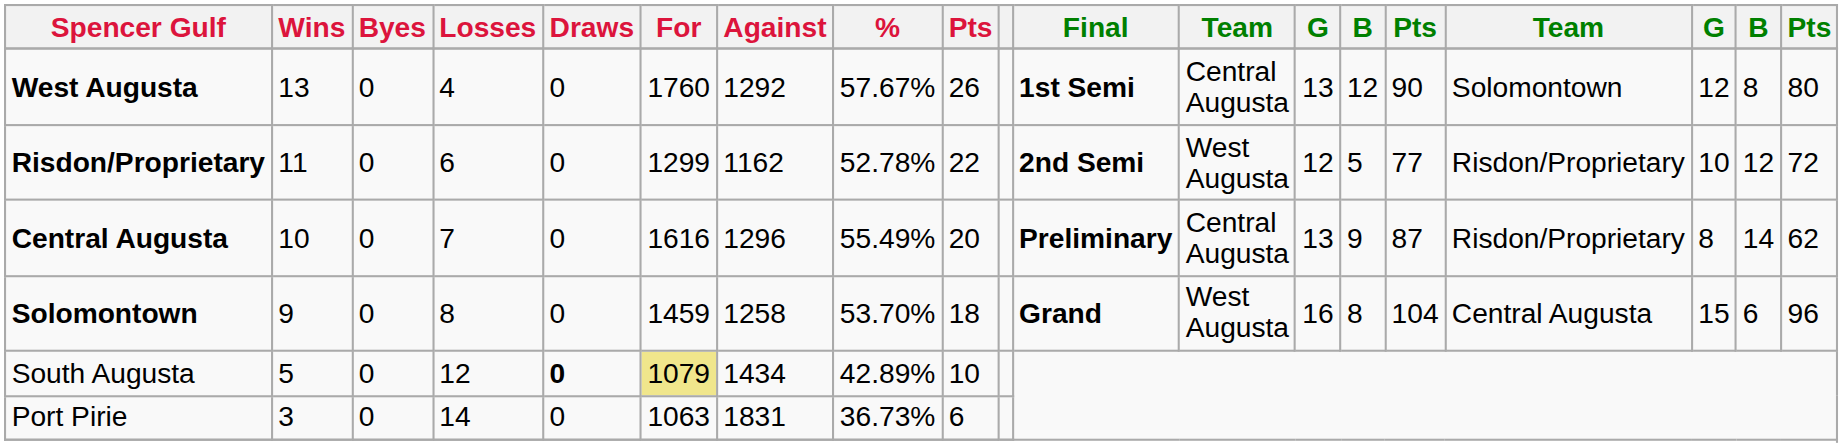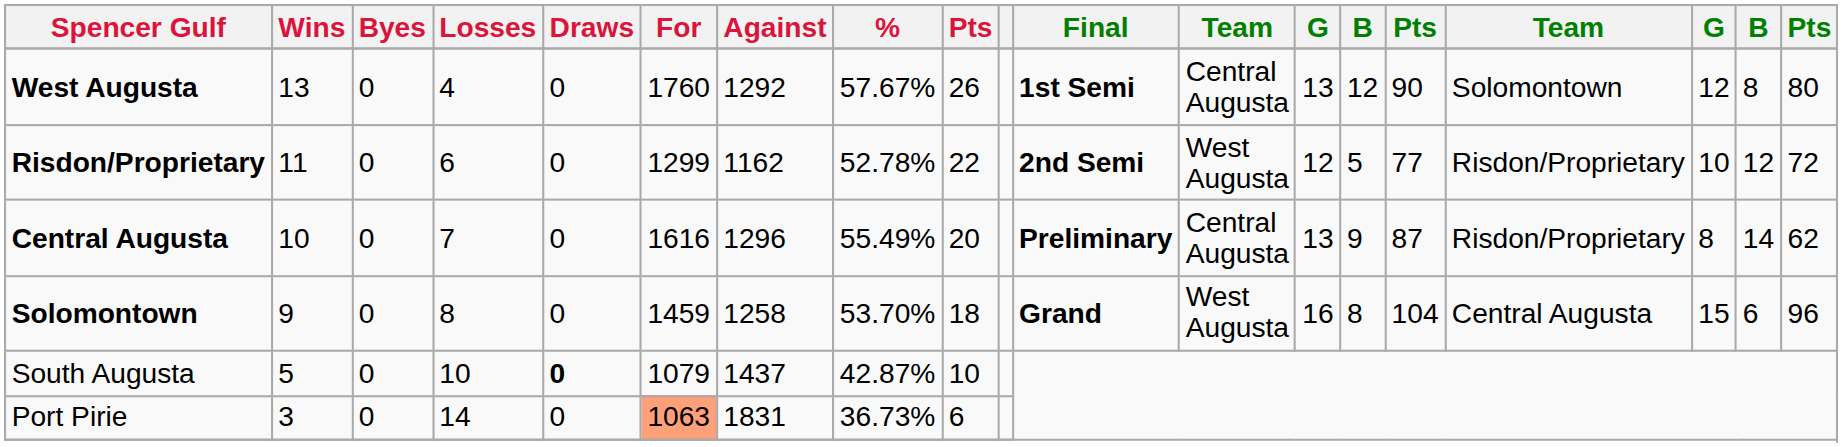(455, 373) 12 -> (455, 373) 10
(679, 373) khaki background -> (679, 373) no background
(755, 373) 1434 -> (755, 373) 1437
(888, 373) 42.89% -> (888, 373) 42.87%
(679, 417) no background -> (679, 417) lightsalmon background
